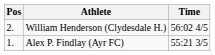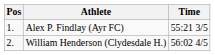rows swapped: (75, 43) <-> (96, 27)
